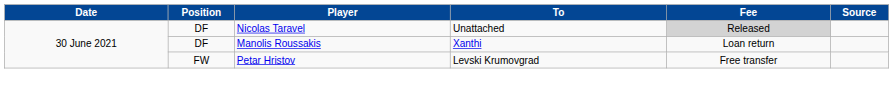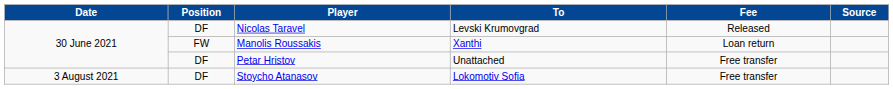(479, 29) Unattached -> (496, 29) Levski Krumovgrad
(748, 29) lightgrey background -> (748, 29) no background
(201, 45) DF -> (201, 45) FW
(201, 60) FW -> (201, 60) DF
(496, 60) Levski Krumovgrad -> (479, 60) Unattached
+ row: (277, 76)
